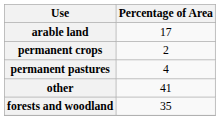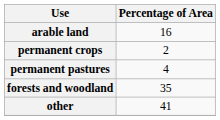(166, 32) 17 -> (166, 32) 16
rows swapped: (60, 106) <-> (60, 87)
